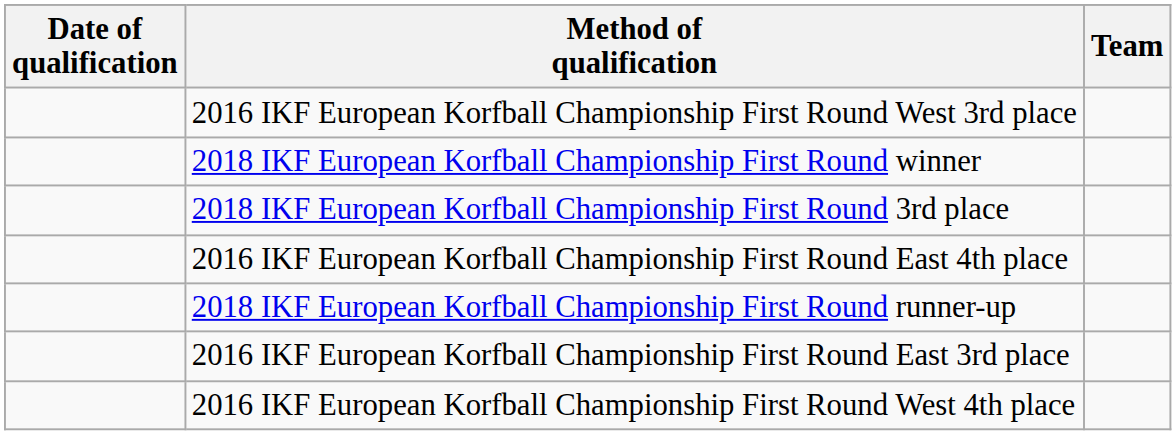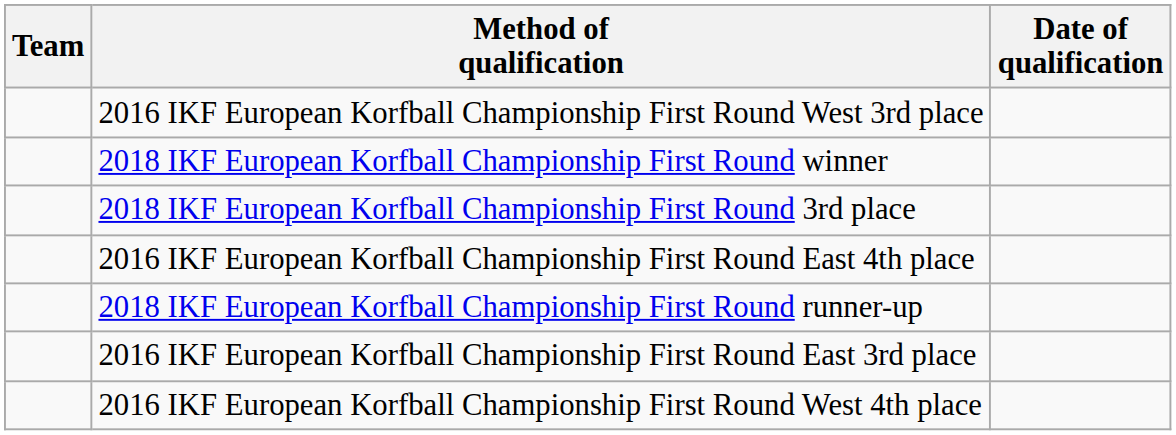columns swapped: (1127, 46) <-> (95, 46)
